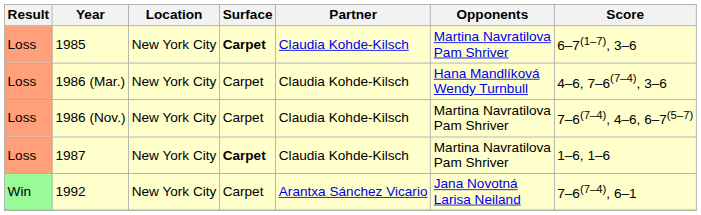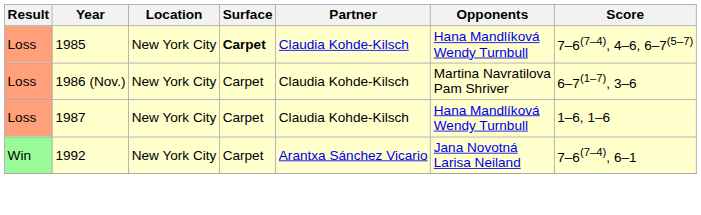(492, 44) Martina Navratilova Pam Shriver -> (487, 44) Hana Mandlíková Wendy Turnbull
(597, 44) 6–7(1–7), 3–6 -> (625, 44) 7–6(7–4), 4–6, 6–7(5–7)
- row: (90, 81)
(625, 118) 7–6(7–4), 4–6, 6–7(5–7) -> (597, 81) 6–7(1–7), 3–6
(244, 155) bold -> (243, 118) normal
(492, 155) Martina Navratilova Pam Shriver -> (487, 118) Hana Mandlíková Wendy Turnbull
